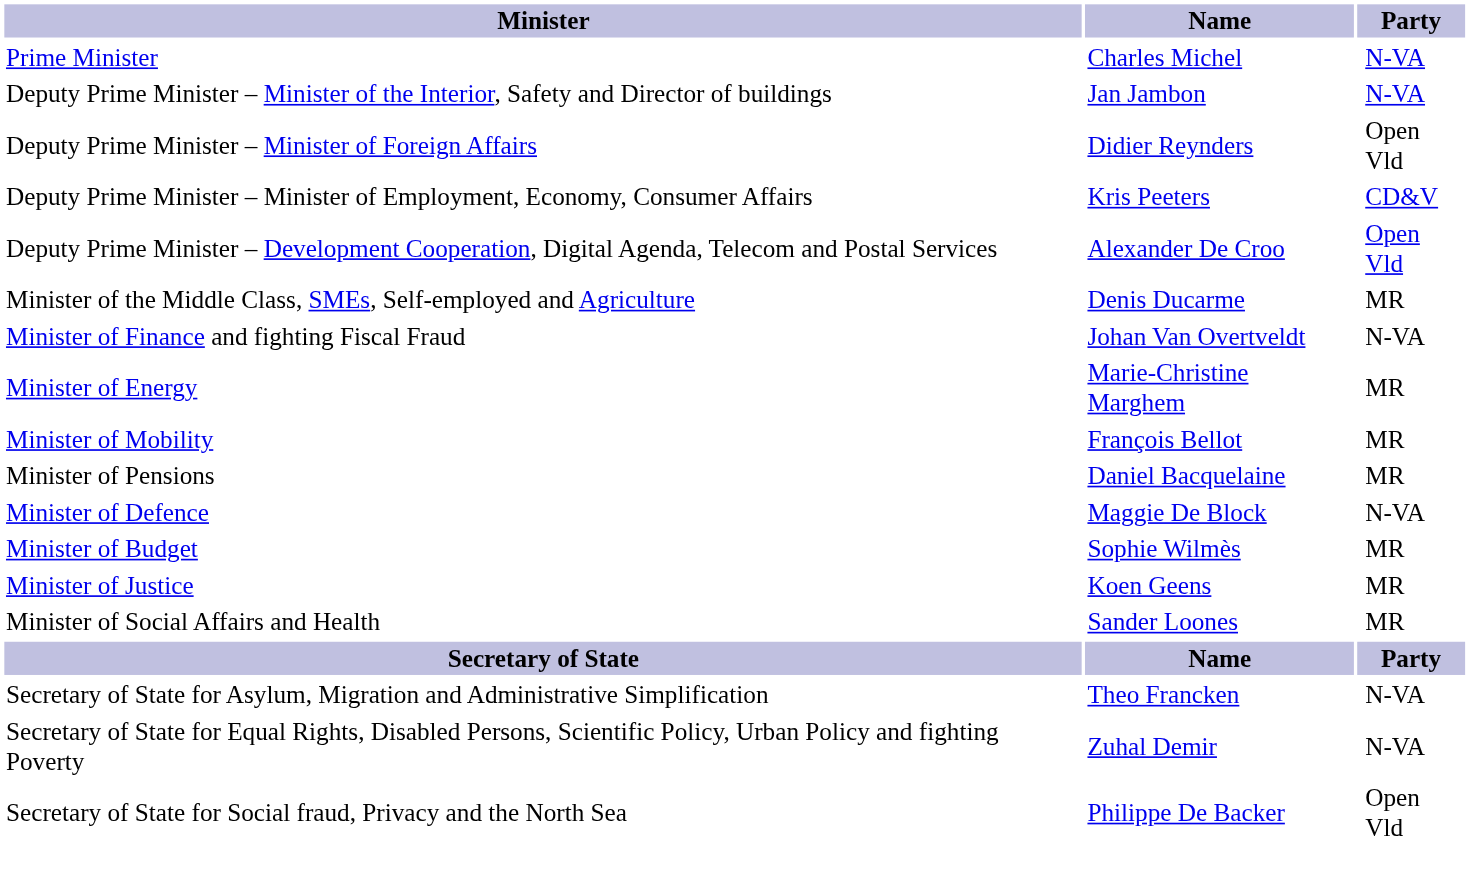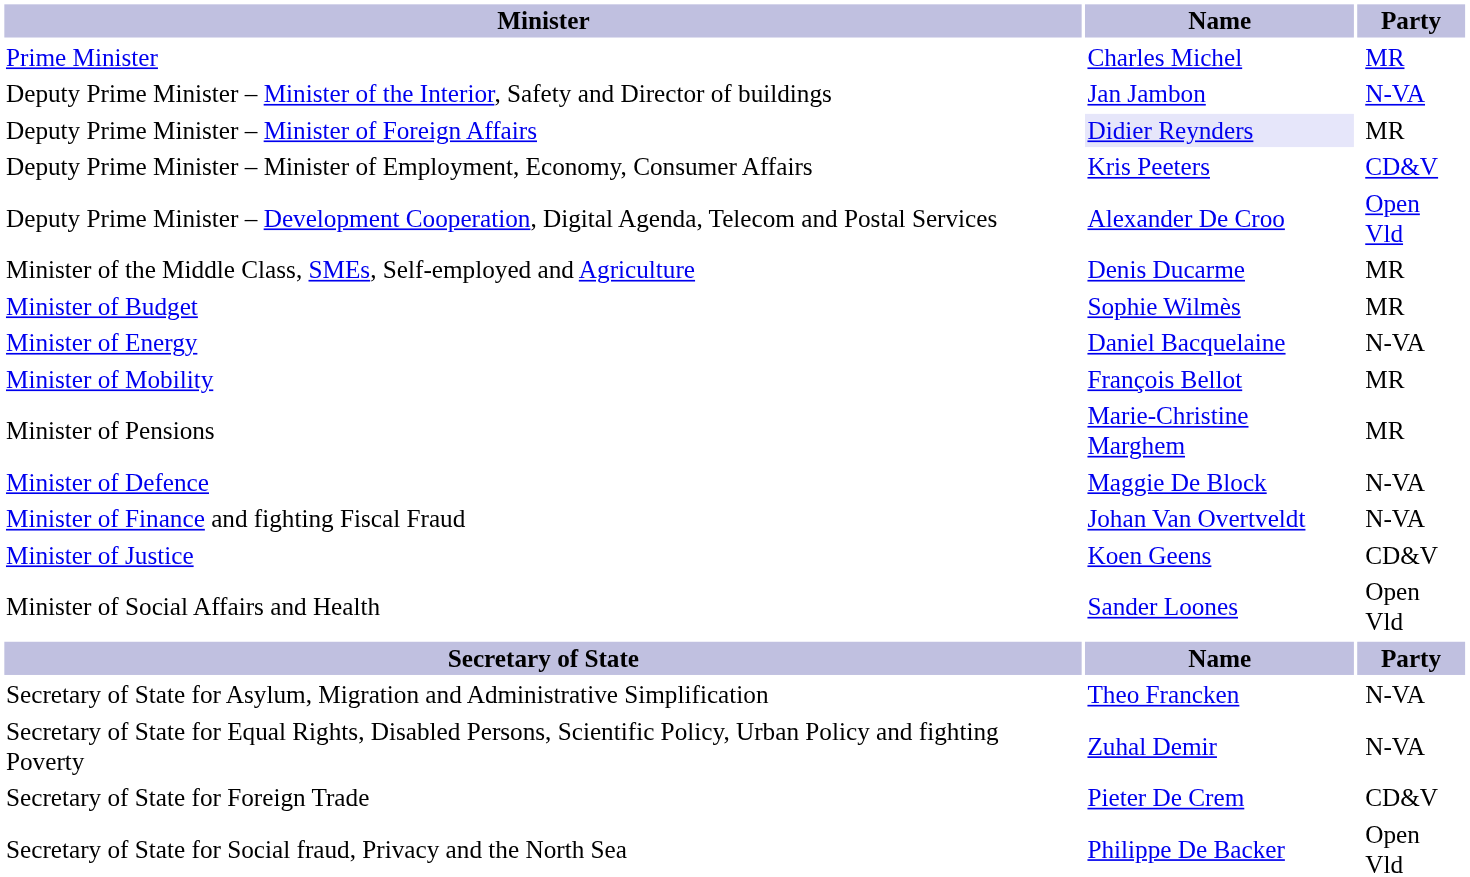(1395, 57) N-VA -> (1385, 57) MR
(1170, 145) no background -> (1170, 130) lavender background
(1393, 145) Open Vld -> (1385, 130) MR
rows swapped: (102, 548) <-> (236, 335)
(1168, 387) Marie-Christine Marghem -> (1186, 342) Daniel Bacquelaine
(1385, 387) MR -> (1395, 342) N-VA
(1186, 475) Daniel Bacquelaine -> (1168, 430) Marie-Christine Marghem
(1385, 584) MR -> (1402, 555) CD&V
(1385, 621) MR -> (1393, 606) Open Vld
+ row: (188, 797)
